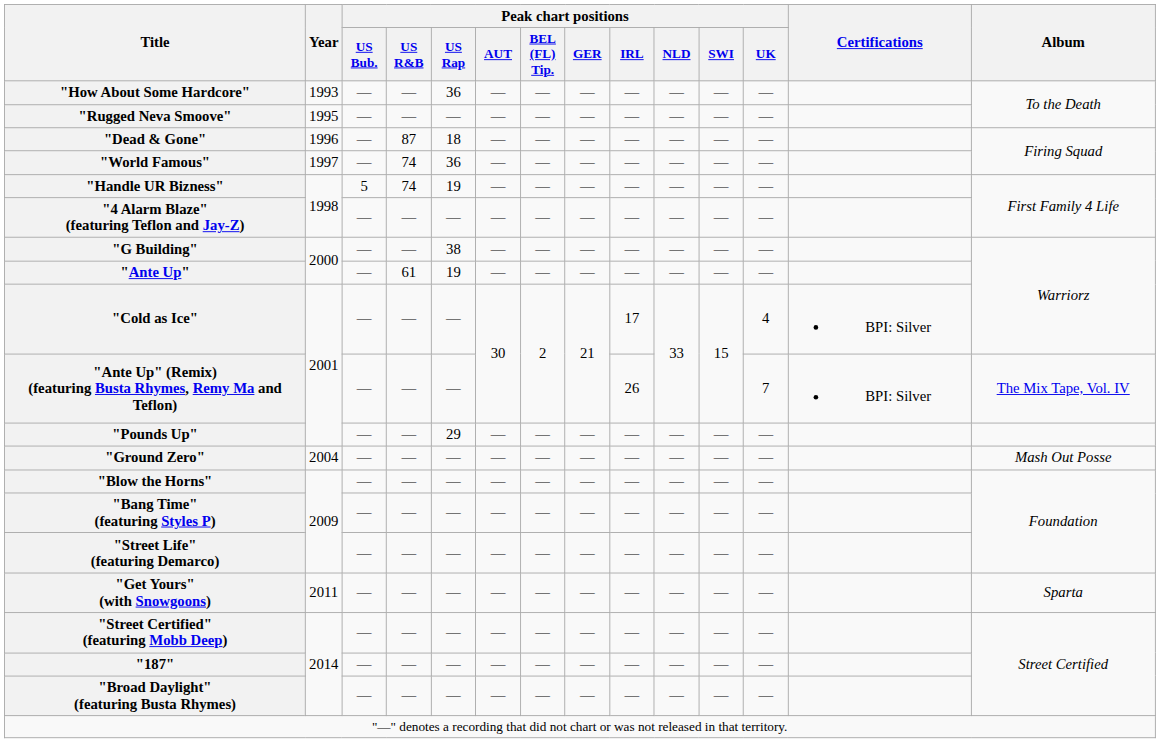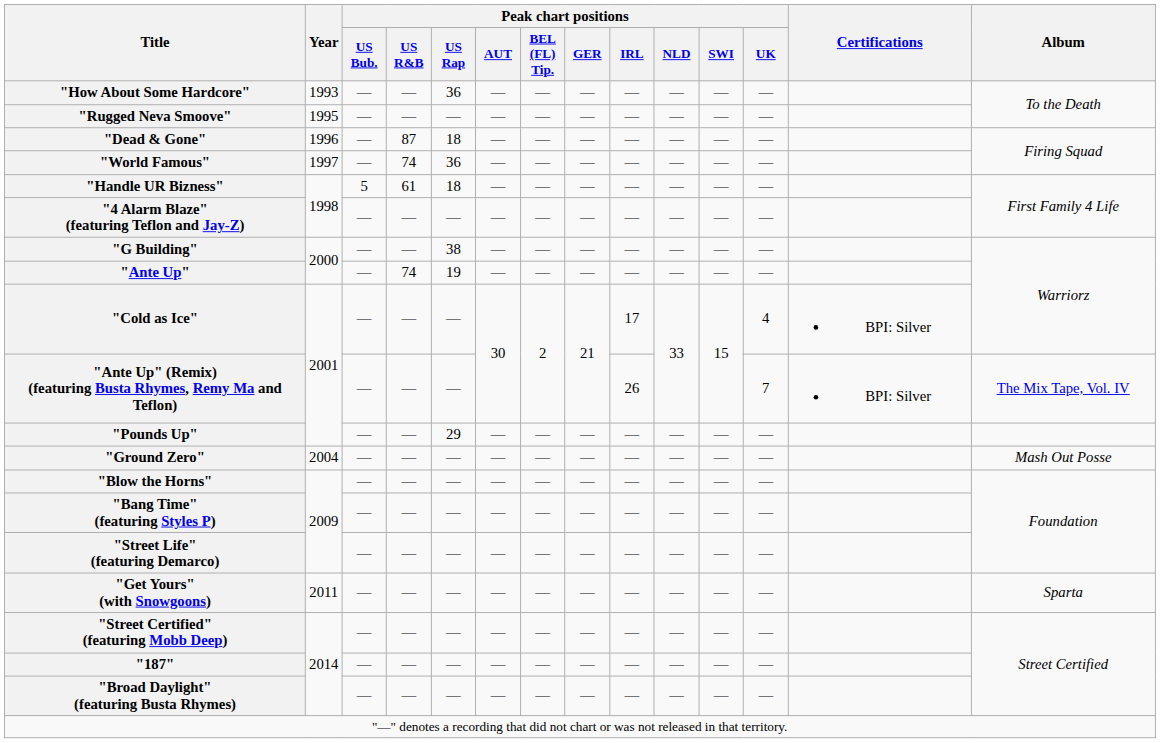(409, 186) 74 -> (409, 186) 61
(453, 186) 19 -> (453, 186) 18
(409, 272) 61 -> (409, 272) 74
